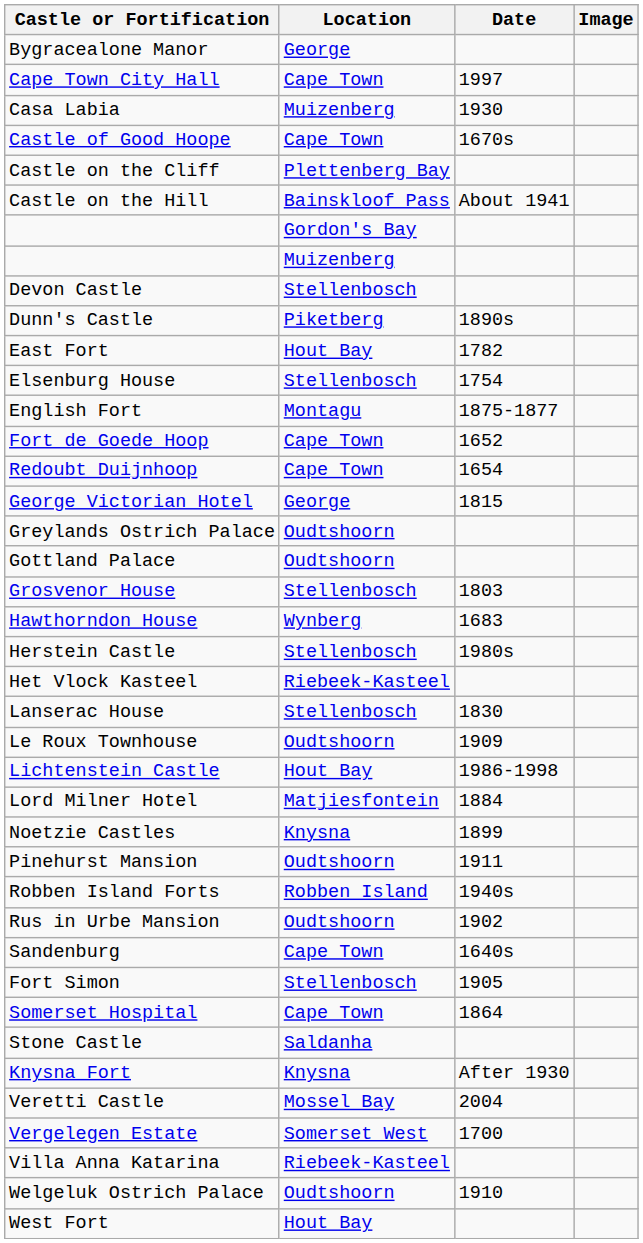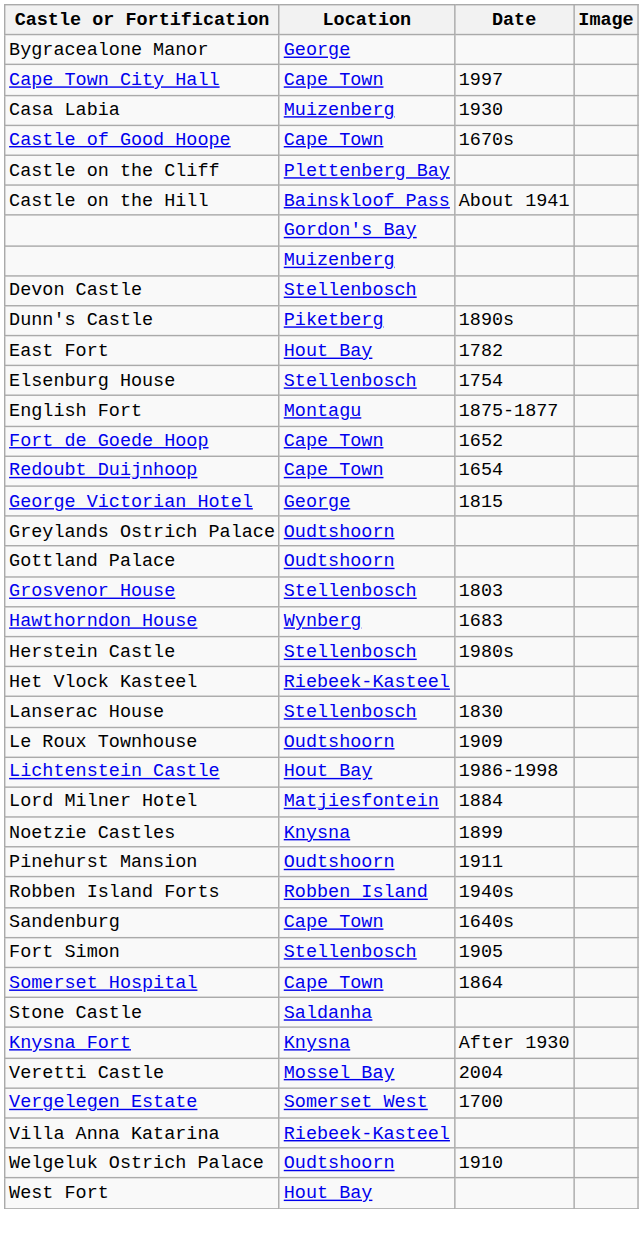- row: (114, 922)
